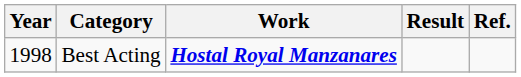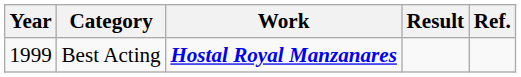(31, 54) 1998 -> (31, 54) 1999
